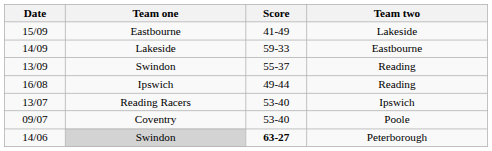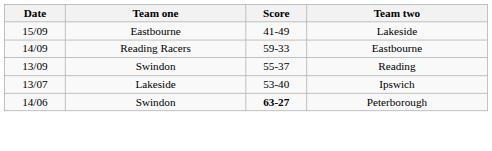(156, 48) Lakeside -> (156, 48) Reading Racers
- row: (35, 84)
(156, 102) Reading Racers -> (156, 84) Lakeside
- row: (35, 119)
(156, 137) lightgrey background -> (156, 102) no background
